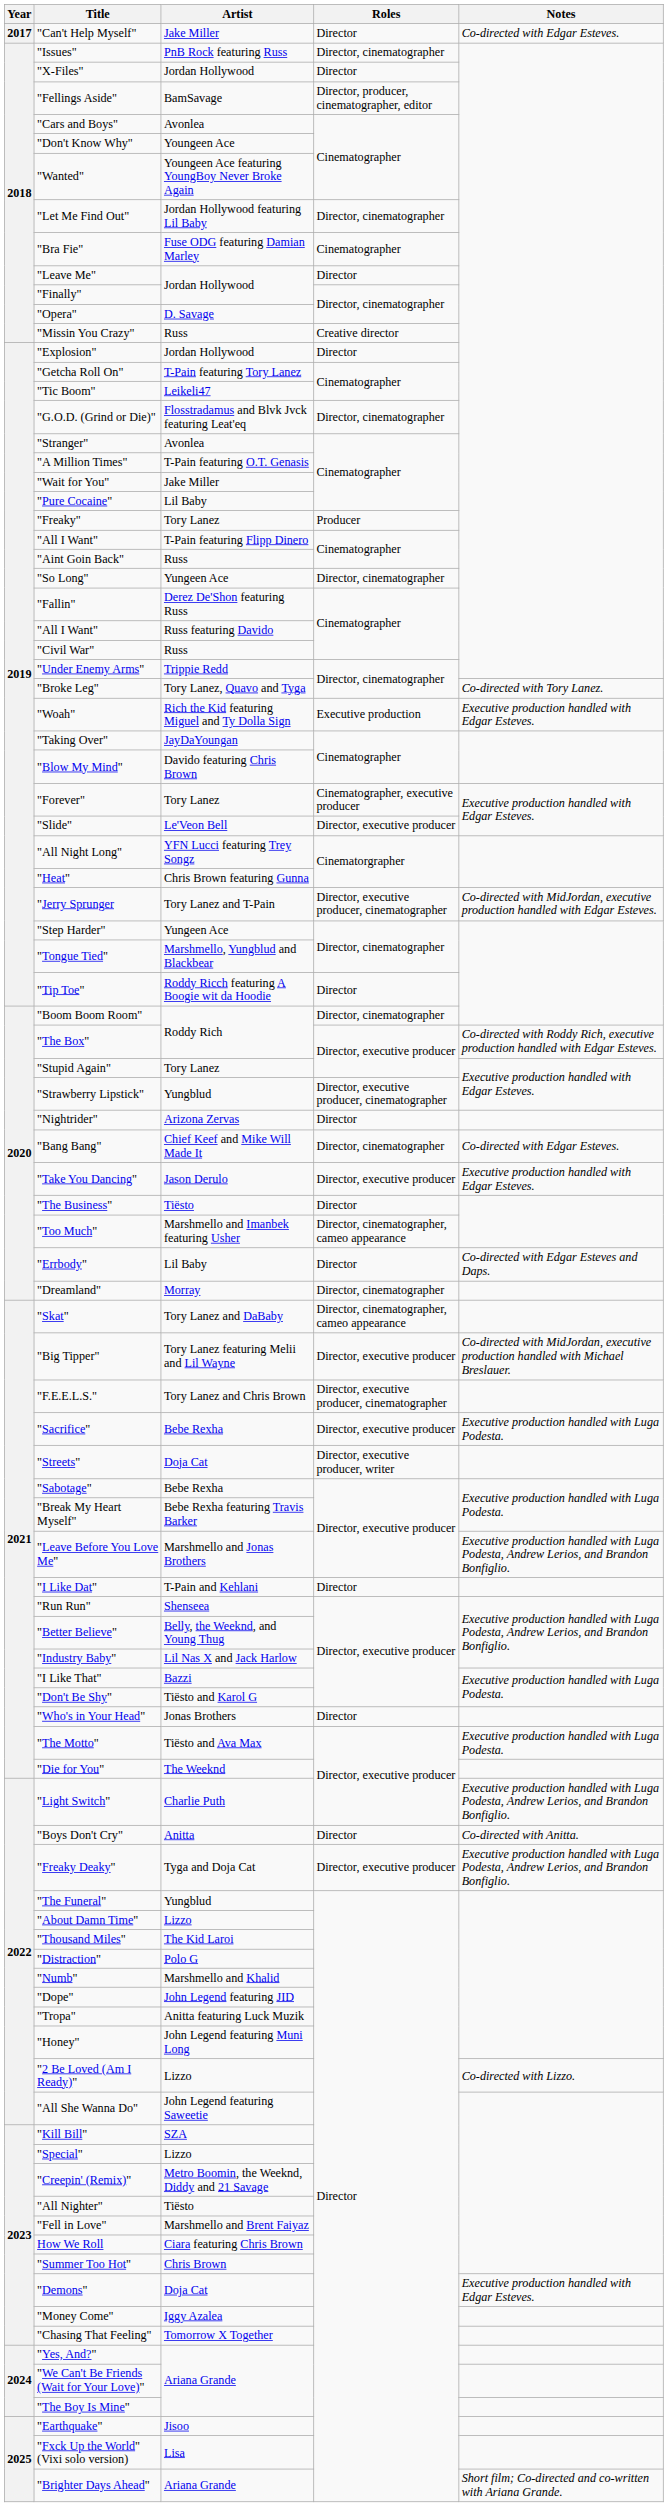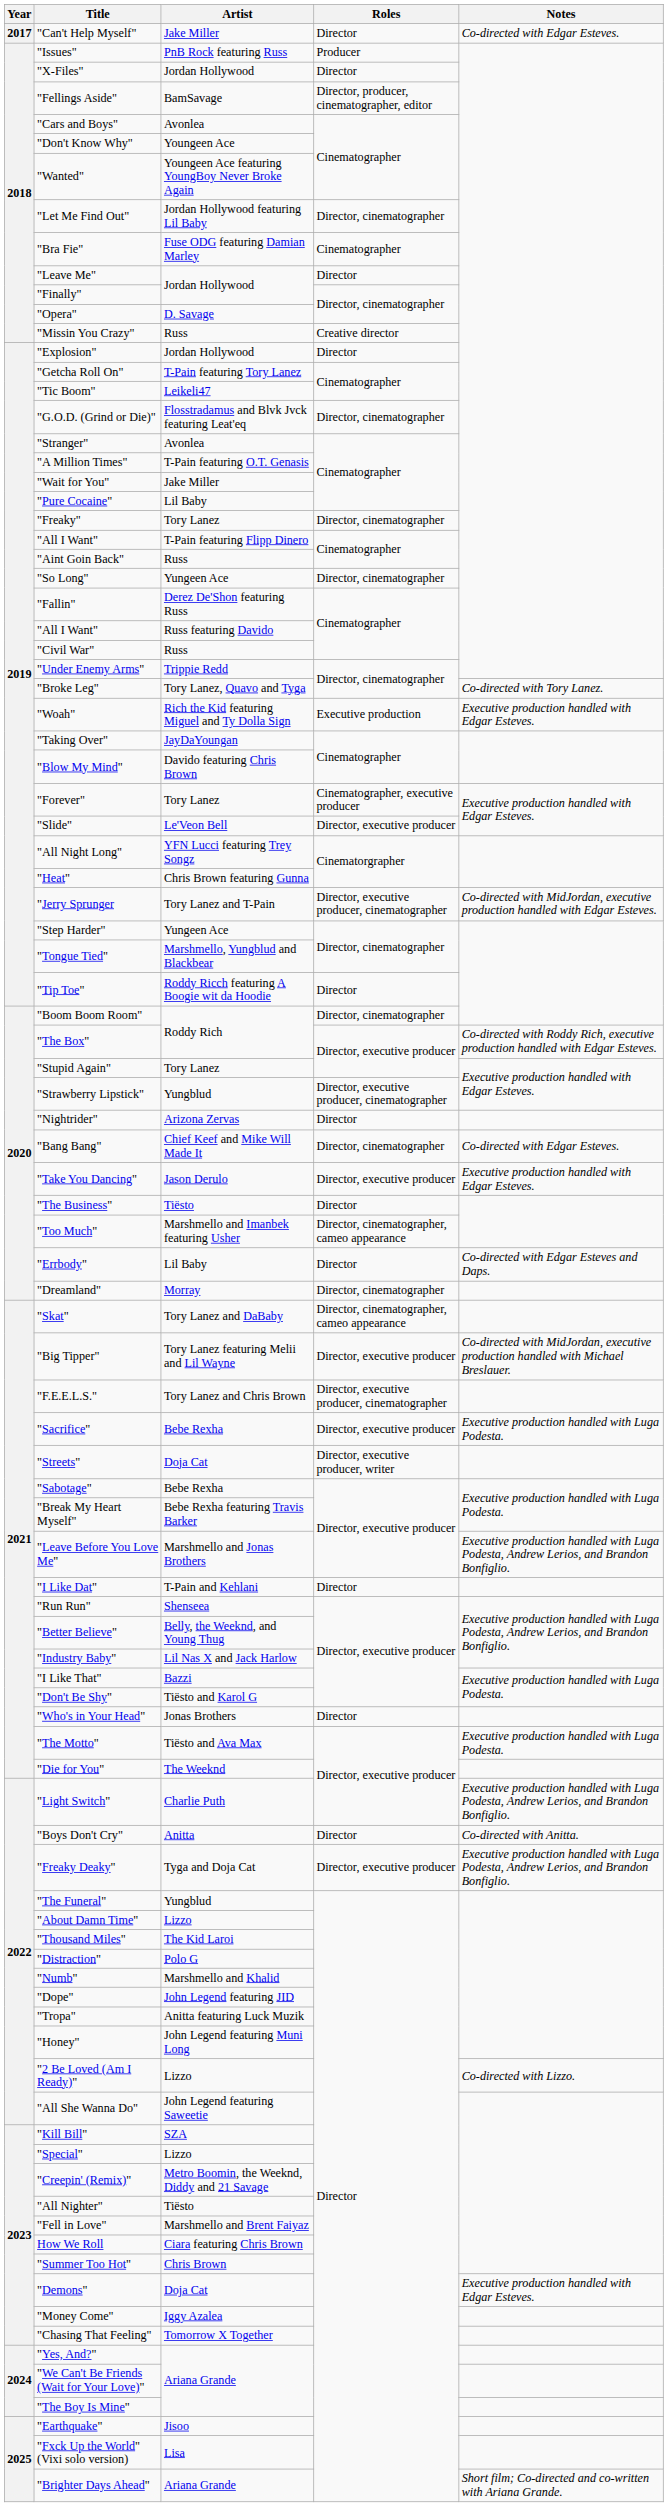(380, 52) Director, cinematographer -> (338, 52) Producer
(338, 520) Producer -> (380, 520) Director, cinematographer
